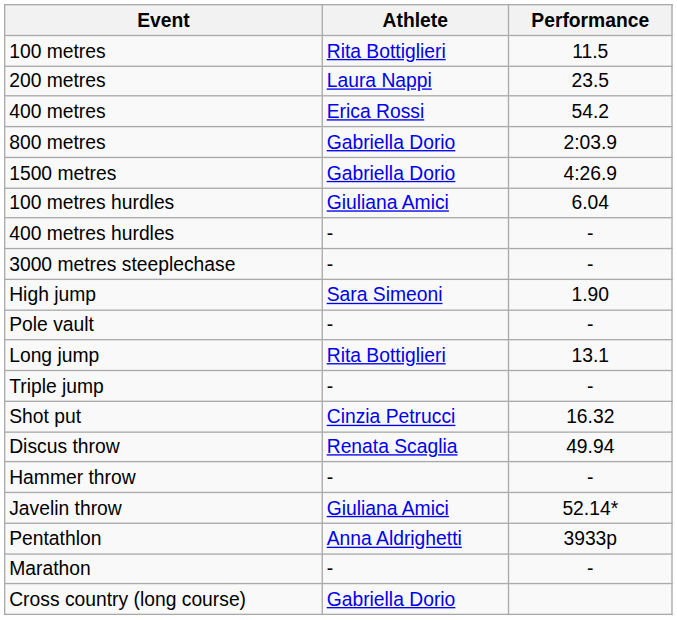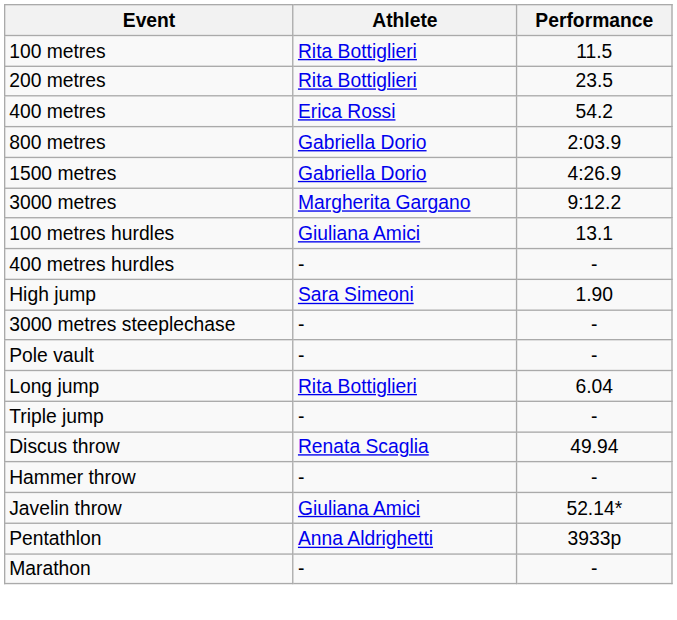(379, 81) Laura Nappi -> (357, 81) Rita Bottiglieri
+ row: (63, 203)
(590, 203) 6.04 -> (594, 234) 13.1
rows swapped: (122, 264) <-> (53, 295)
(590, 356) 13.1 -> (594, 386) 6.04
- row: (45, 417)
- row: (128, 600)
